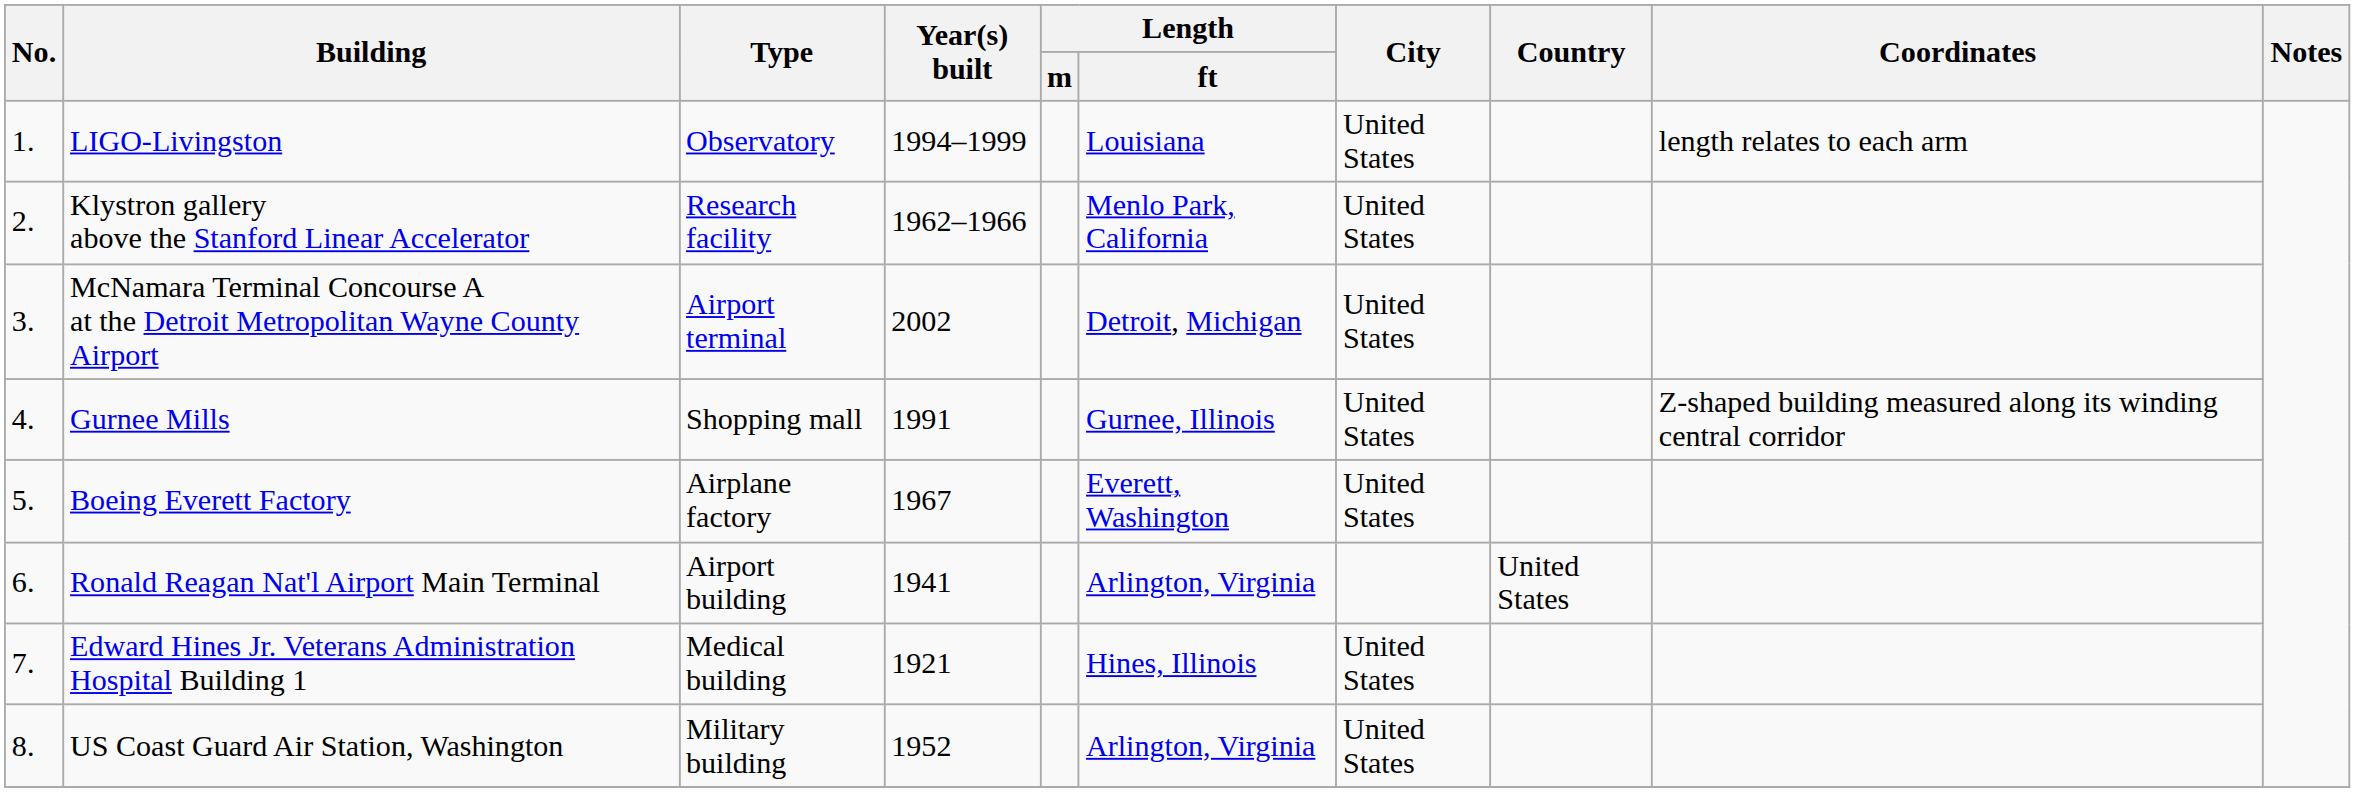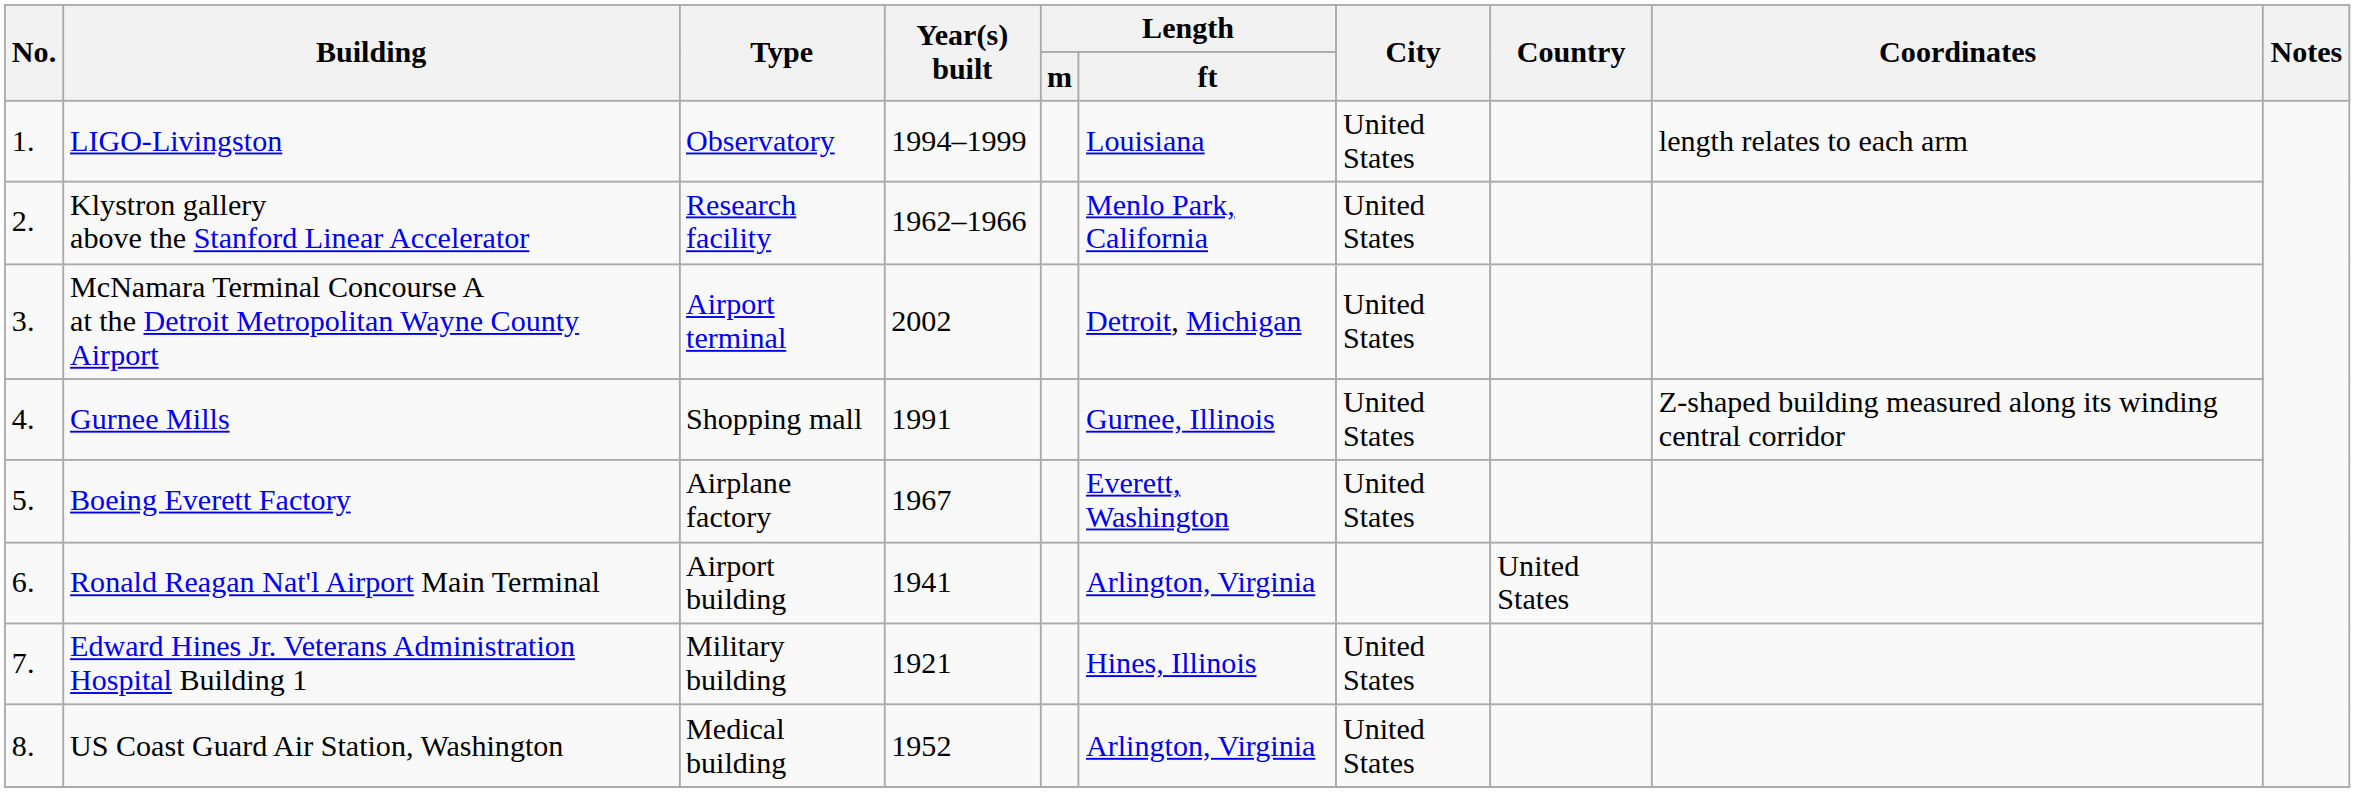(736, 663) Medical building -> (736, 663) Military building
(736, 745) Military building -> (736, 745) Medical building
